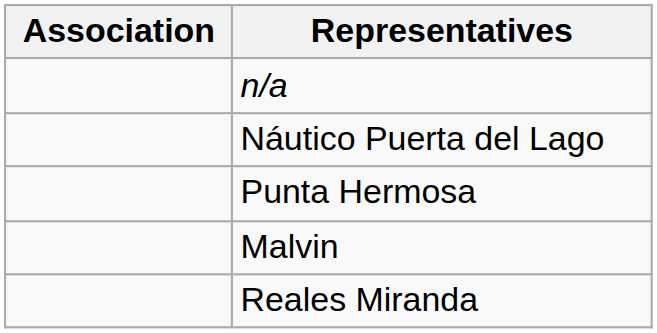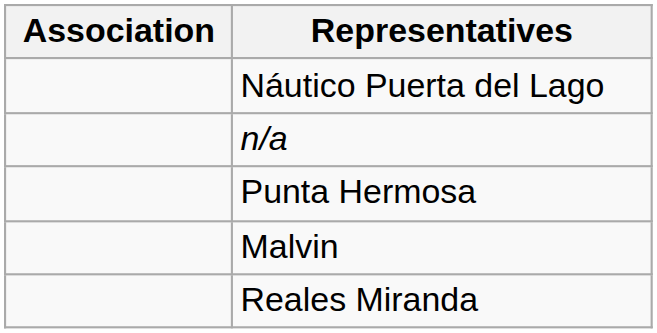rows swapped: (264, 85) <-> (422, 138)
